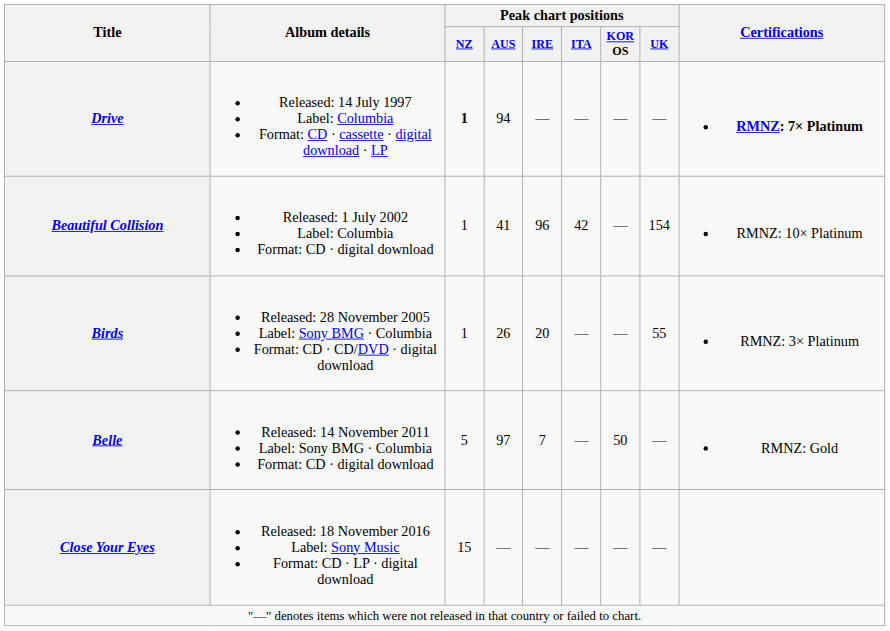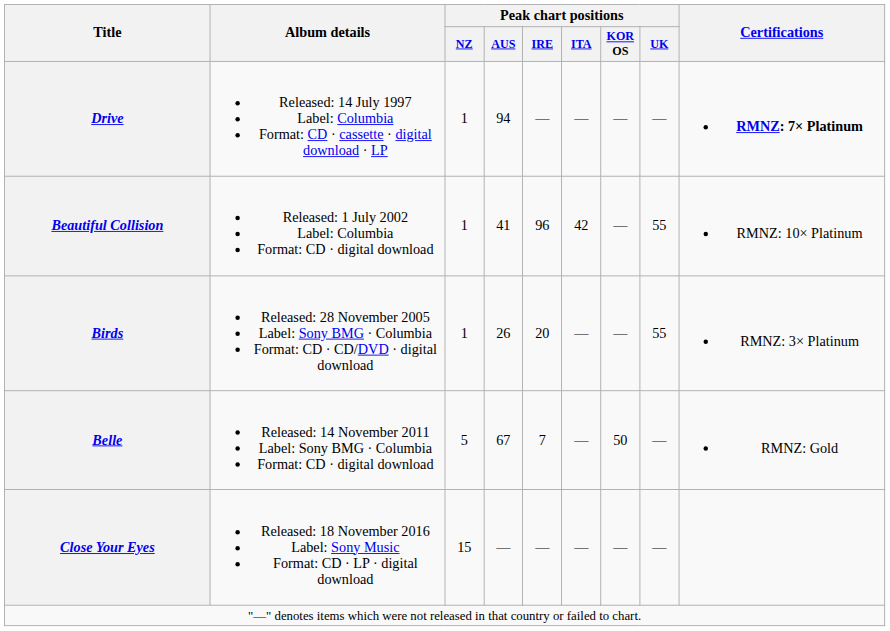(464, 118) bold -> (464, 118) normal
(659, 225) 154 -> (659, 225) 55
(503, 440) 97 -> (503, 440) 67
